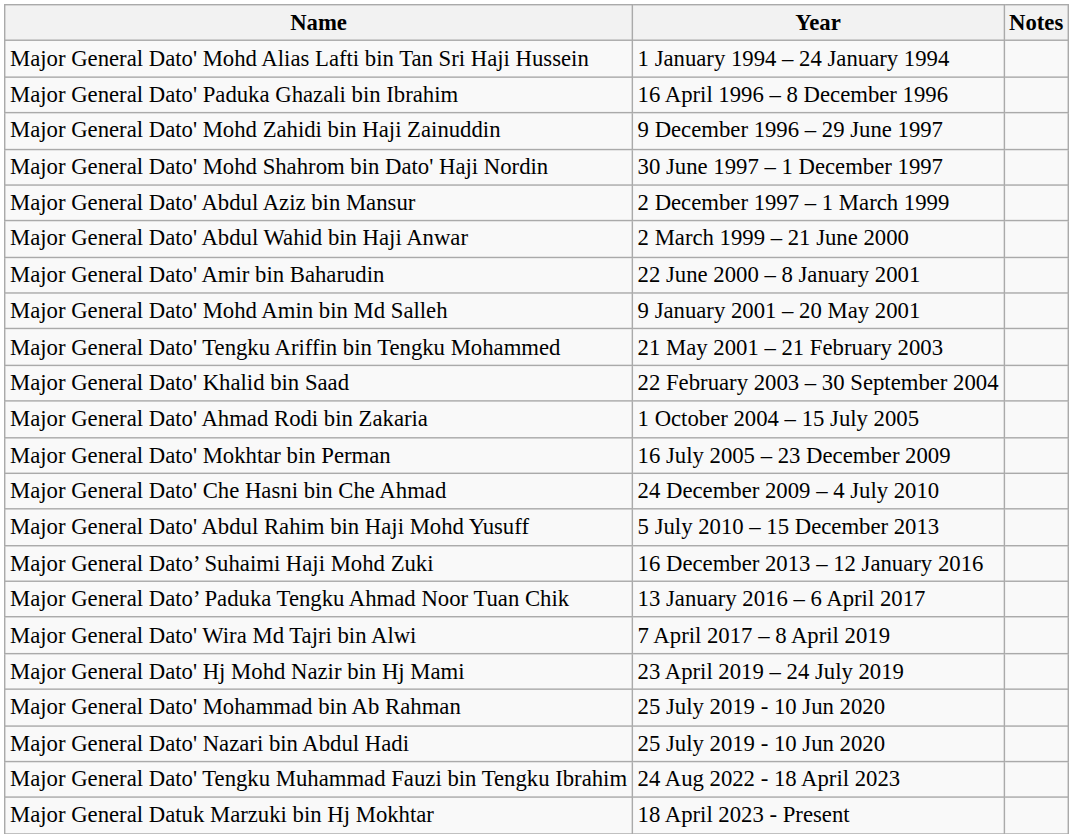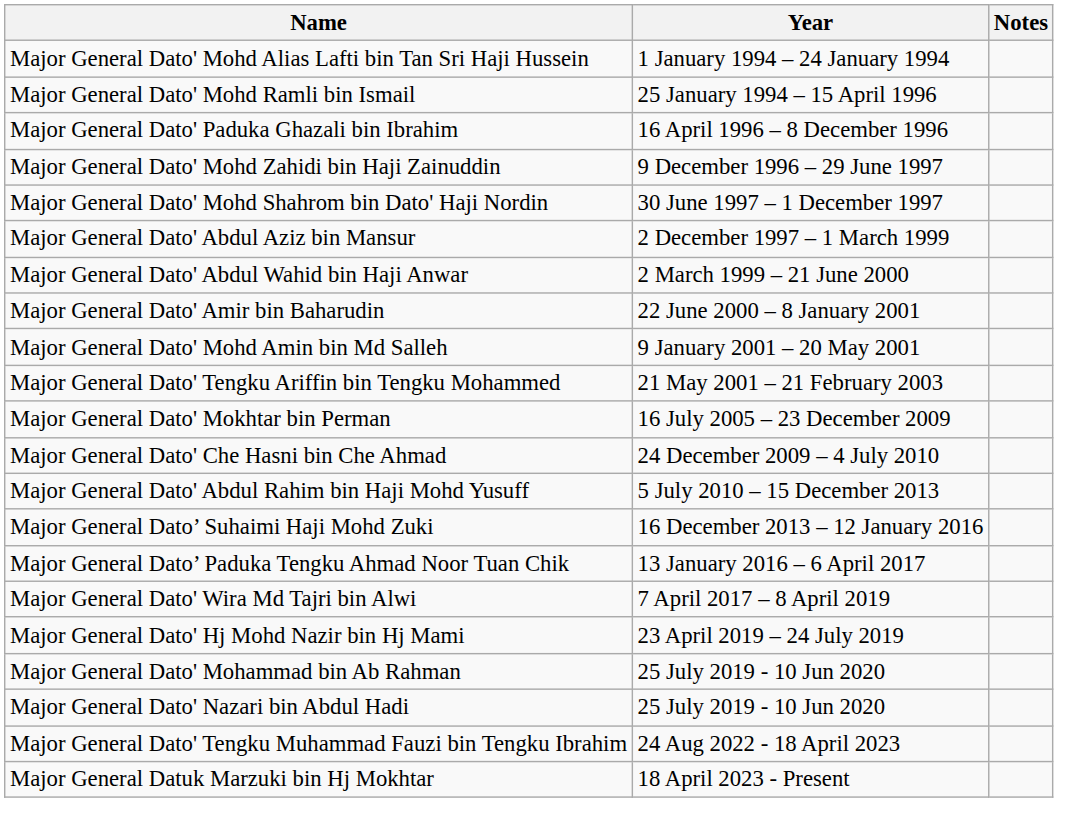+ row: (213, 94)
- row: (180, 382)
- row: (219, 418)
